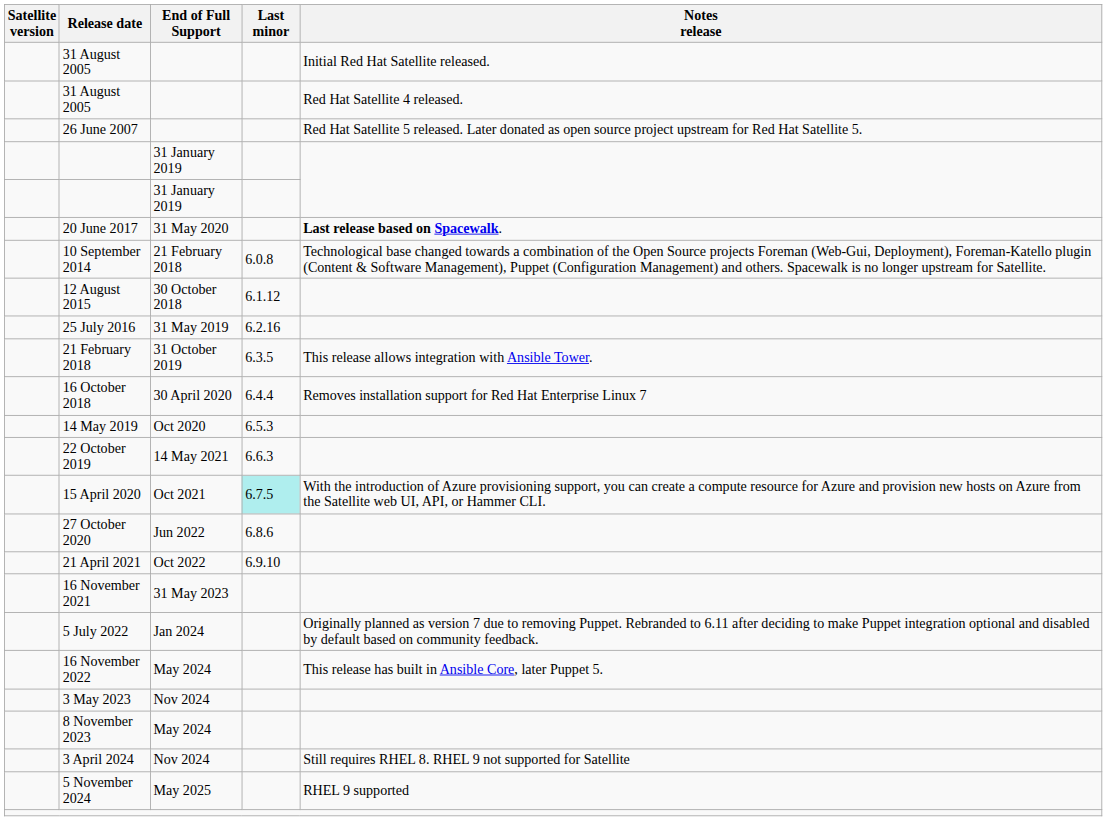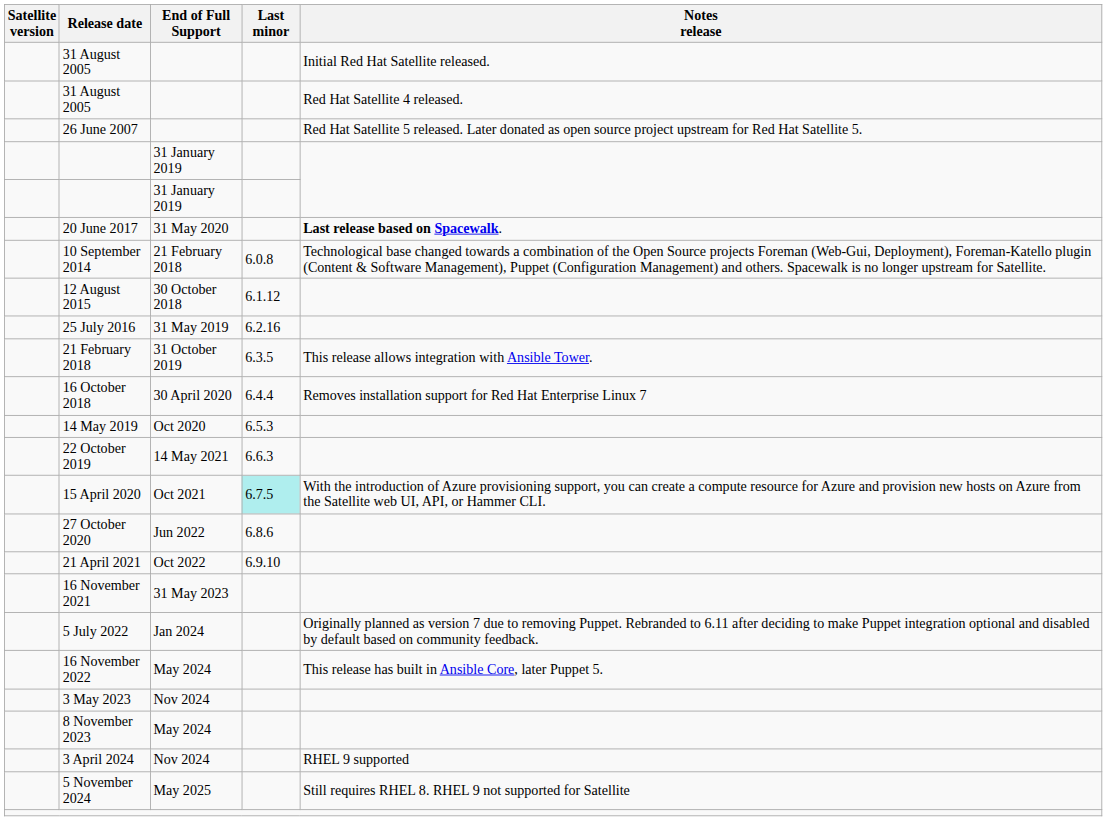(467, 760) Still requires RHEL 8. RHEL 9 not supported for Satellite -> (356, 760) RHEL 9 supported
(356, 790) RHEL 9 supported -> (467, 790) Still requires RHEL 8. RHEL 9 not supported for Satellite
